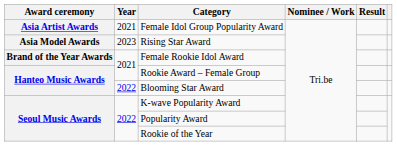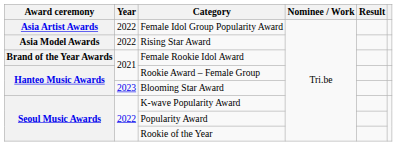(126, 27) 2021 -> (126, 27) 2022
(126, 42) 2023 -> (126, 42) 2022
(126, 88) 2022 -> (126, 88) 2023
